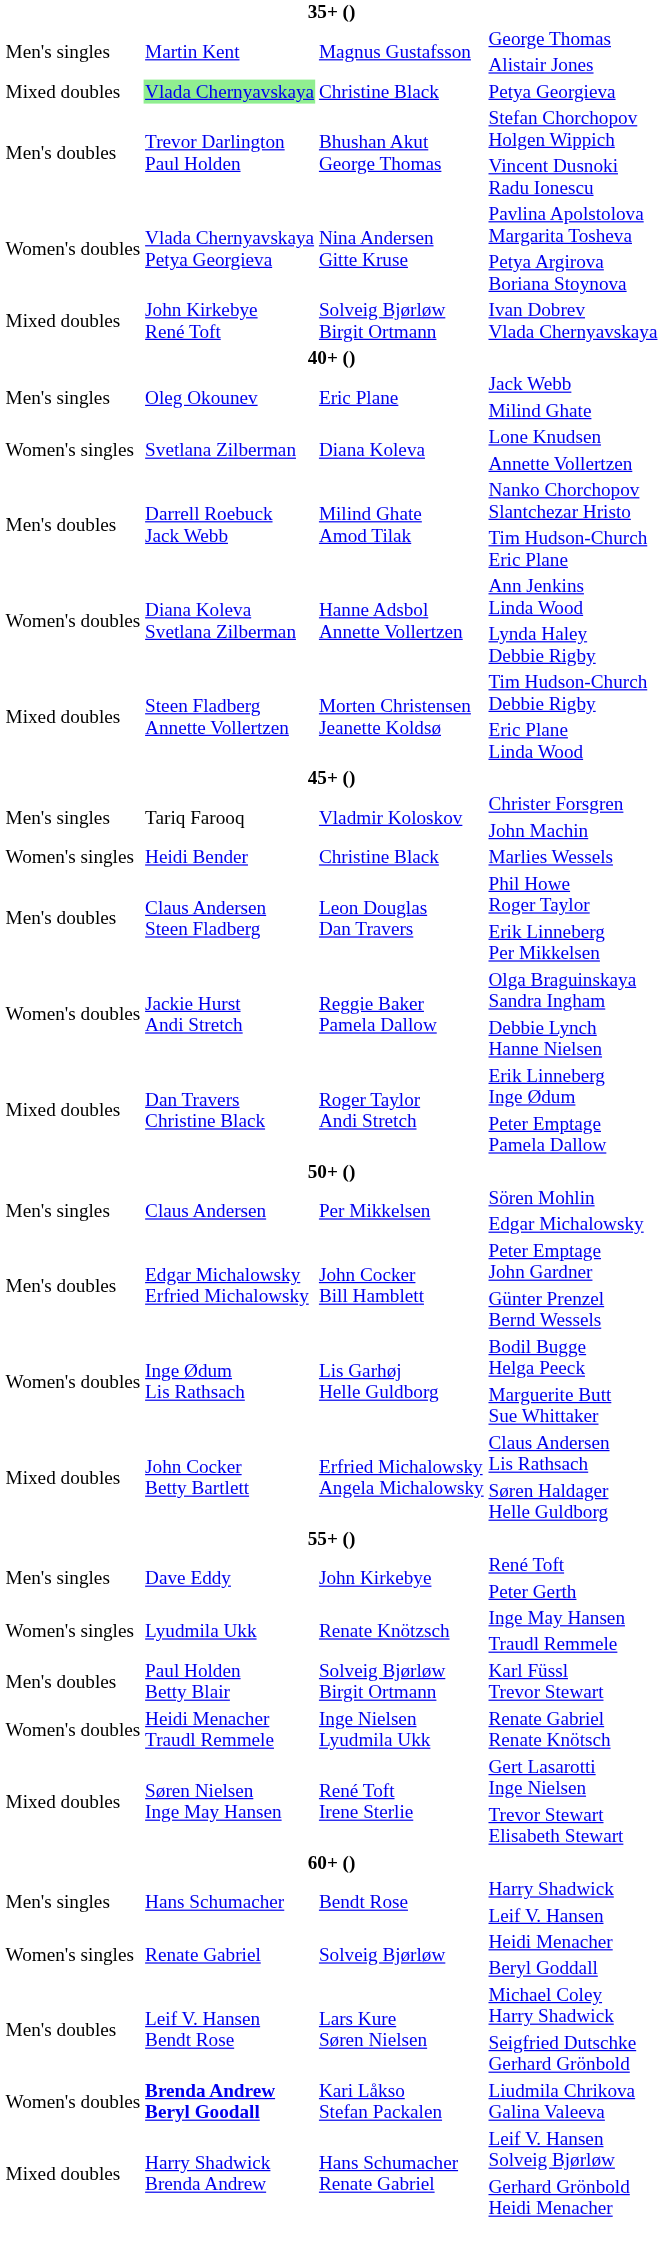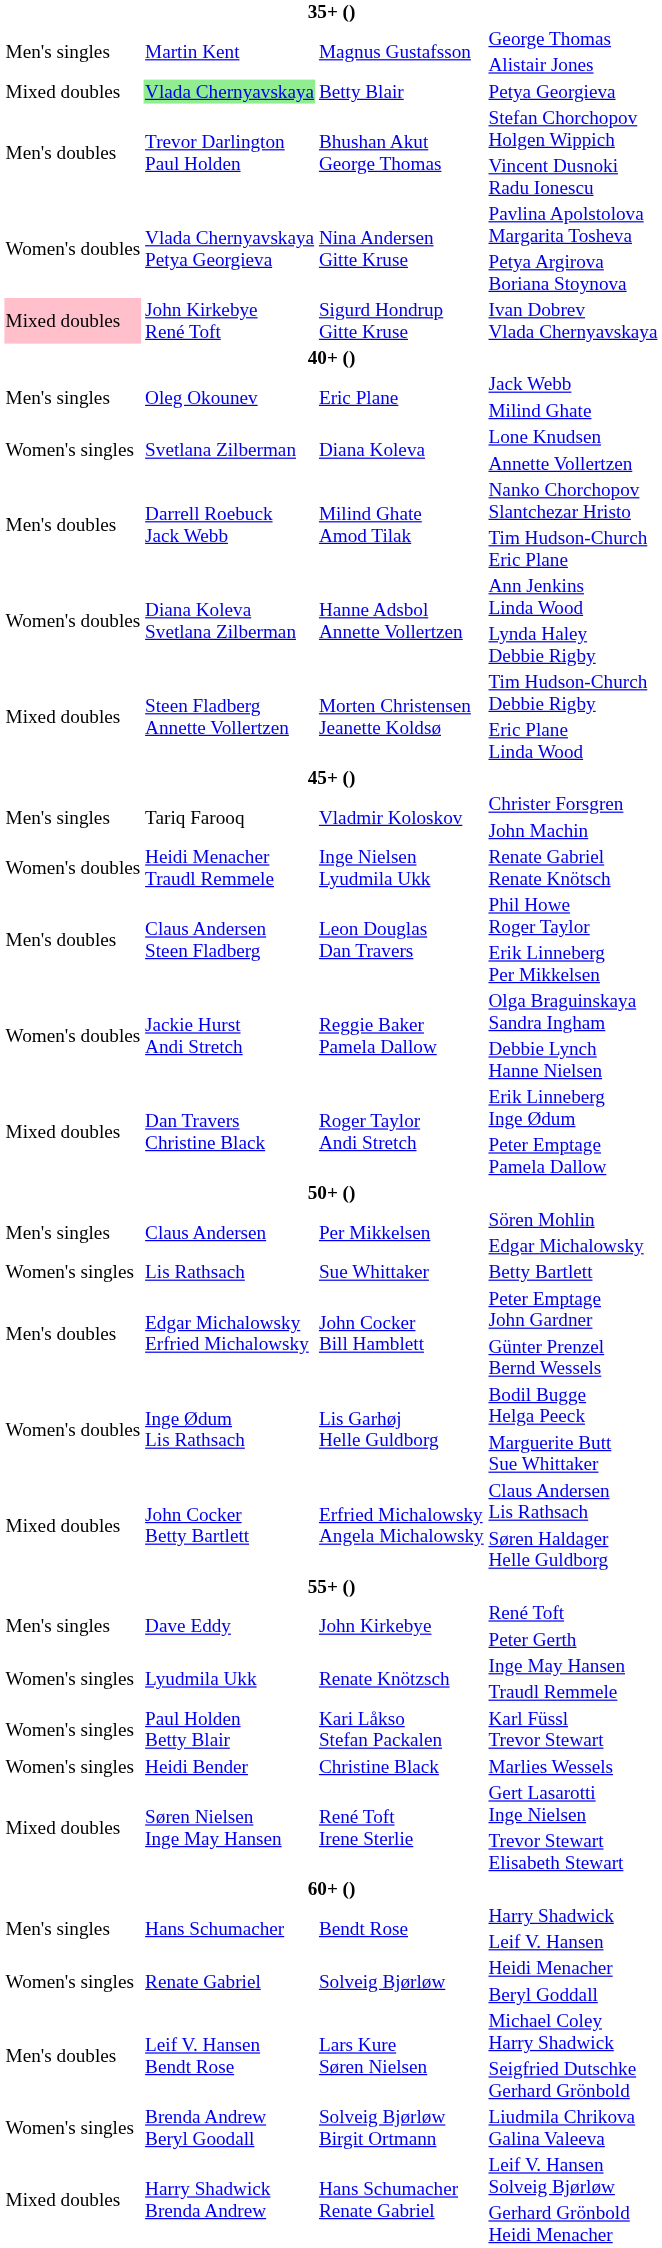(379, 91) Christine Black -> (361, 91) Betty Blair
(63, 320) no background -> (63, 320) pink background
(382, 320) Solveig Bjørløw Birgit Ortmann -> (381, 320) Sigurd Hondrup Gitte Kruse
rows swapped: (551, 857) <-> (550, 1729)
+ row: (540, 1272)
(61, 1681) Men's doubles -> (70, 1729) Women's singles
(382, 1681) Solveig Bjørløw Birgit Ortmann -> (380, 1729) Kari Låkso Stefan Packalen
(73, 2101) Women's doubles -> (70, 2127) Women's singles
(210, 2101) bold -> (206, 2127) normal
(380, 2101) Kari Låkso Stefan Packalen -> (382, 2127) Solveig Bjørløw Birgit Ortmann
